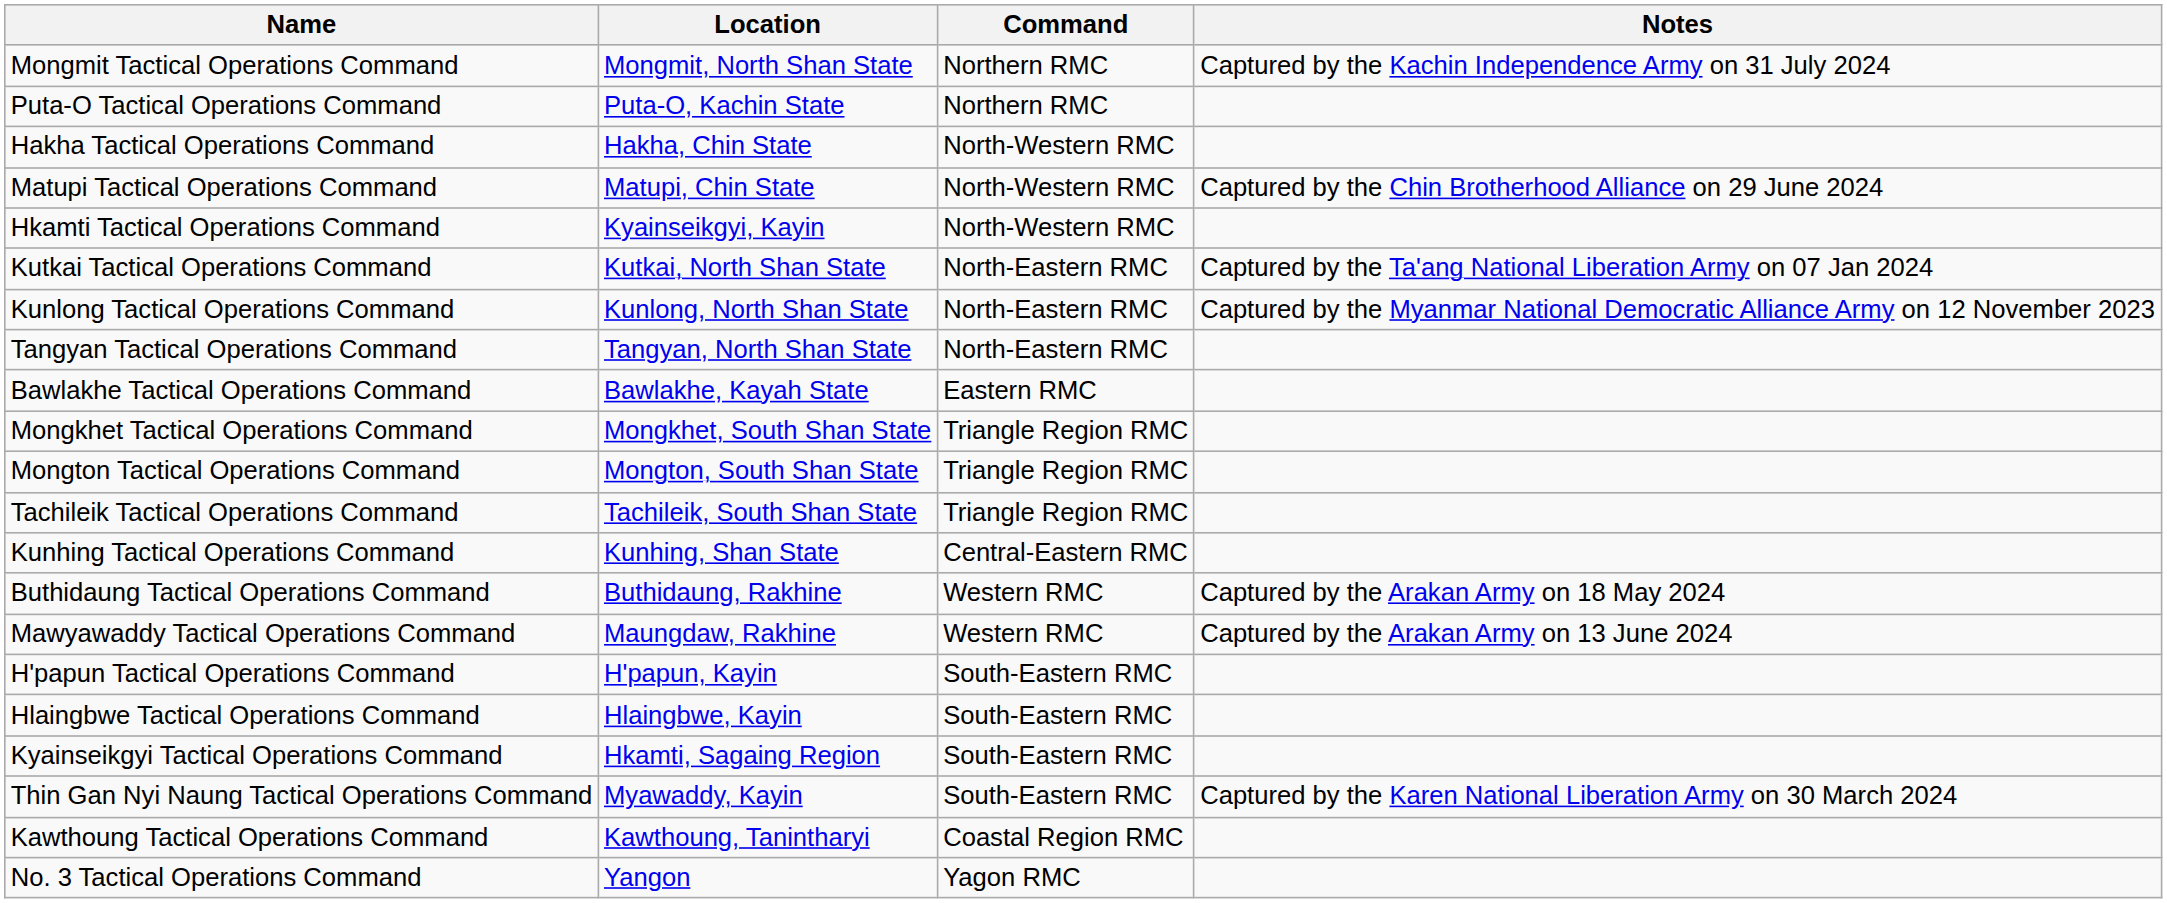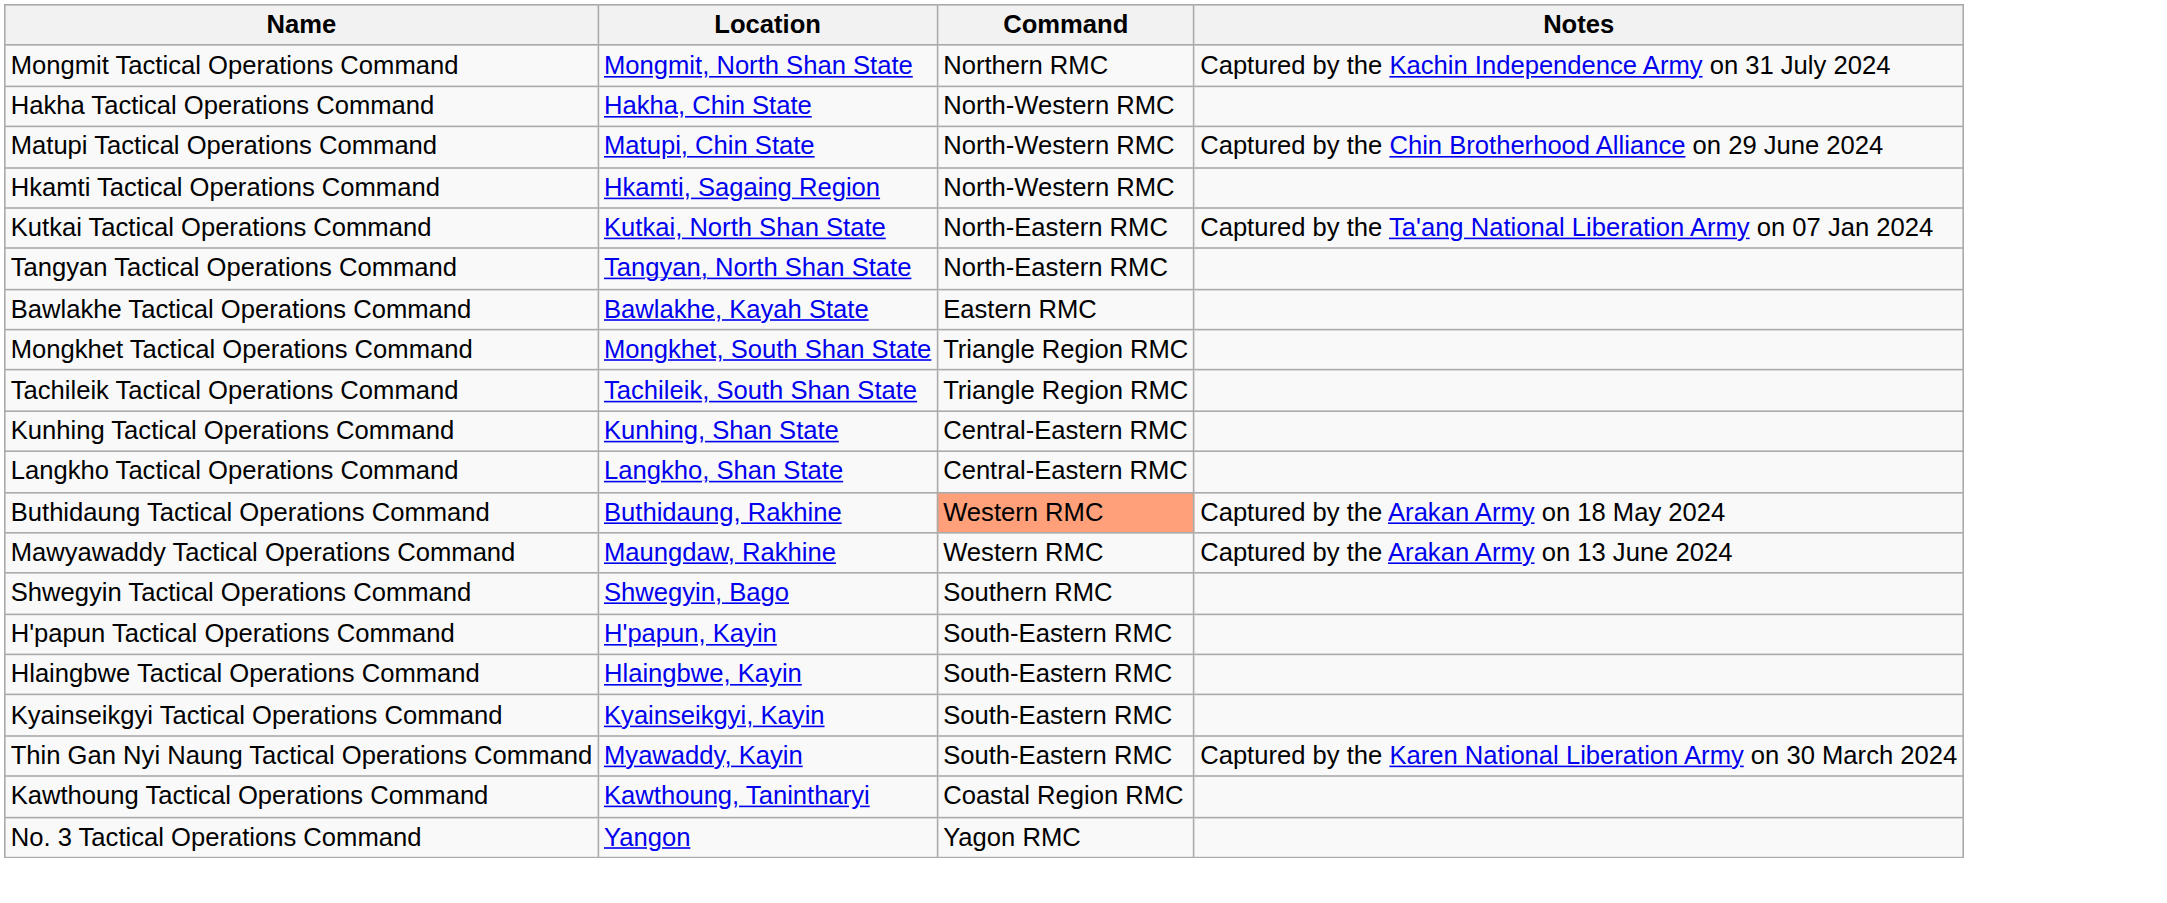- row: (226, 106)
(714, 227) Kyainseikgyi, Kayin -> (742, 187) Hkamti, Sagaing Region
- row: (232, 308)
- row: (235, 471)
+ row: (235, 471)
(1023, 593) no background -> (1023, 512) lightsalmon background
+ row: (241, 593)
(742, 755) Hkamti, Sagaing Region -> (714, 715) Kyainseikgyi, Kayin
